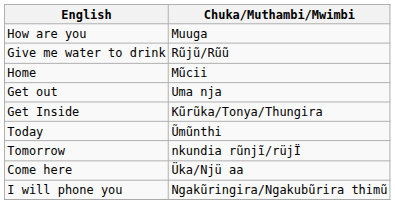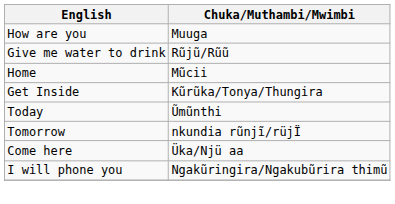- row: (33, 92)
